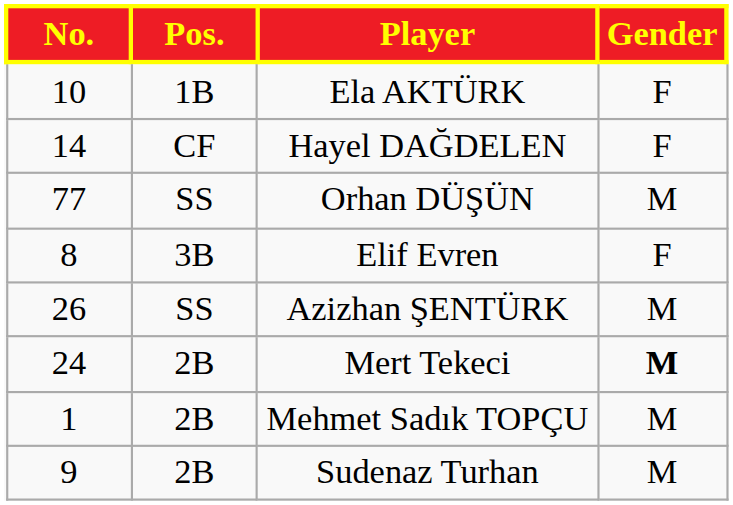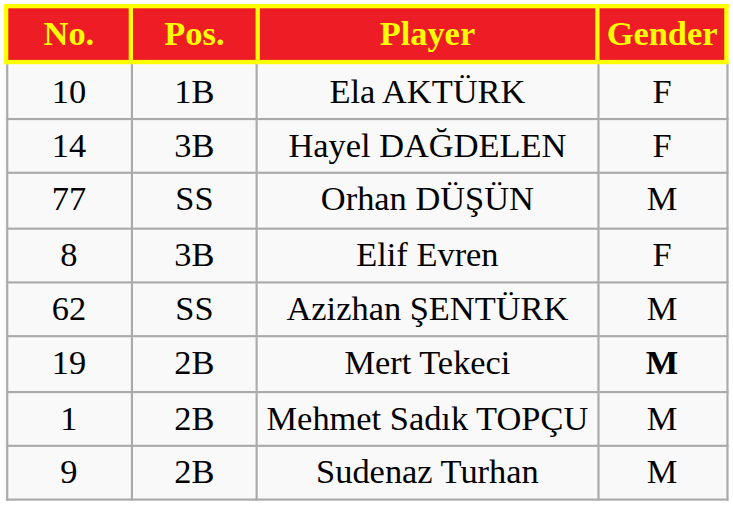(194, 145) CF -> (194, 145) 3B
(69, 308) 26 -> (69, 308) 62
(69, 363) 24 -> (69, 363) 19
